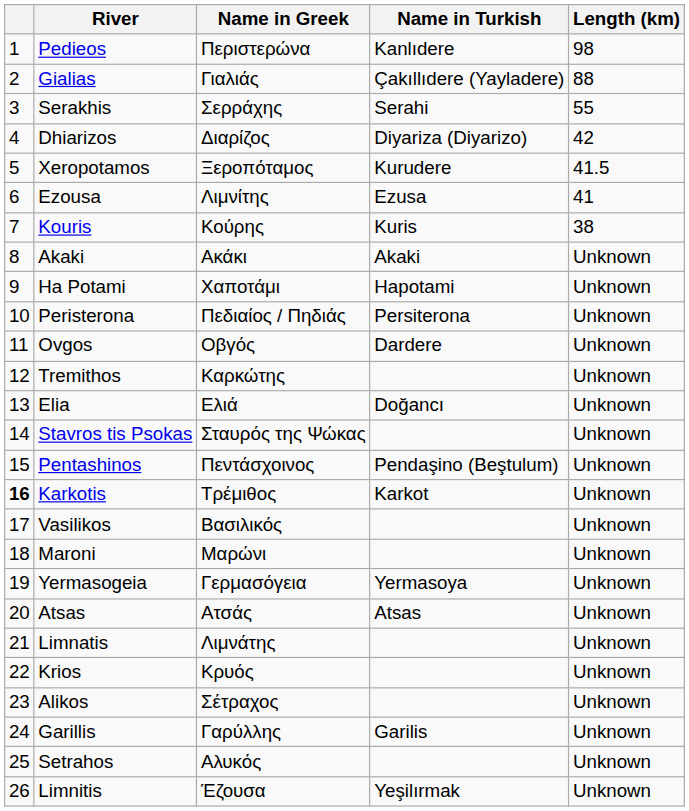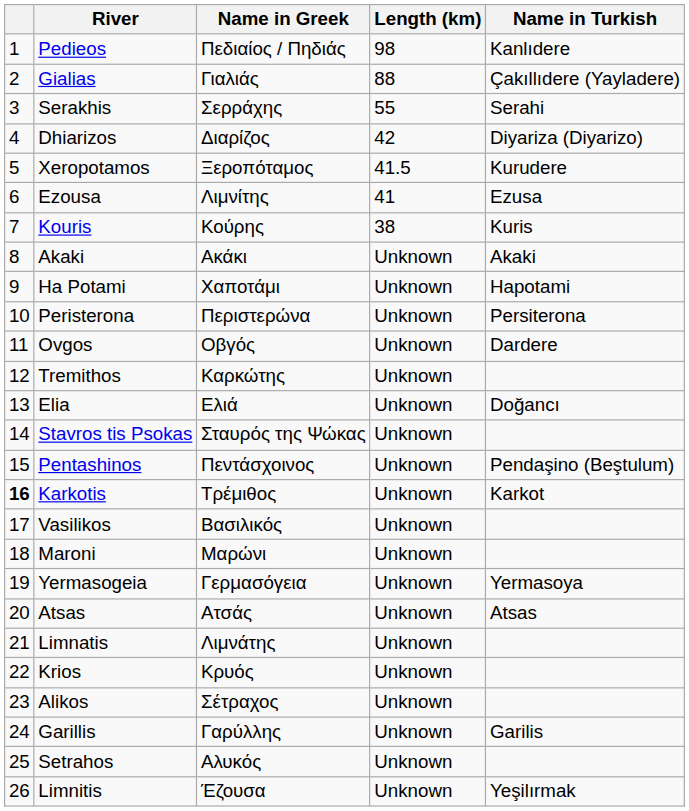columns swapped: (469, 19) <-> (627, 19)
(256, 49) Περιστερώνα -> (273, 49) Πεδιαίος / Πηδιάς
(273, 316) Πεδιαίος / Πηδιάς -> (256, 316) Περιστερώνα
